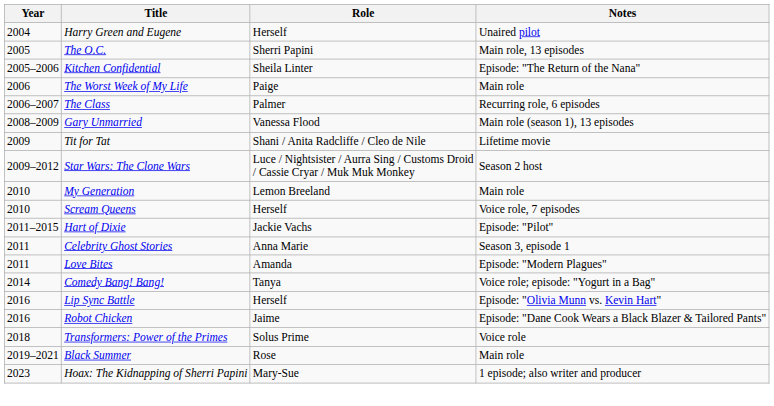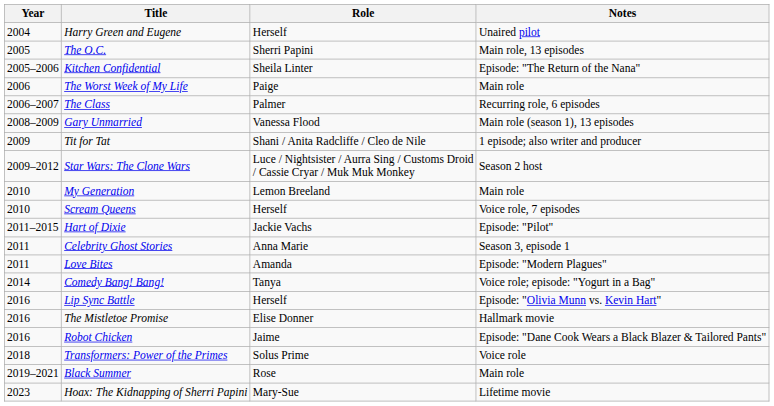(515, 141) Lifetime movie -> (560, 141) 1 episode; also writer and producer
+ row: (116, 318)
(560, 373) 1 episode; also writer and producer -> (515, 391) Lifetime movie
